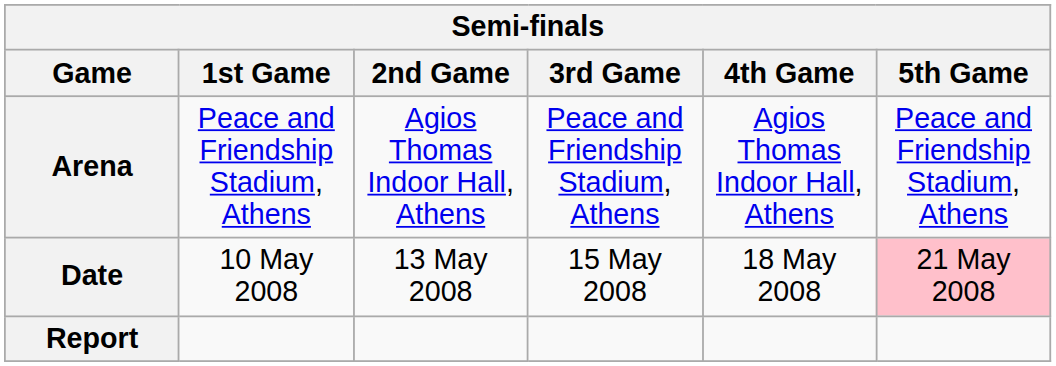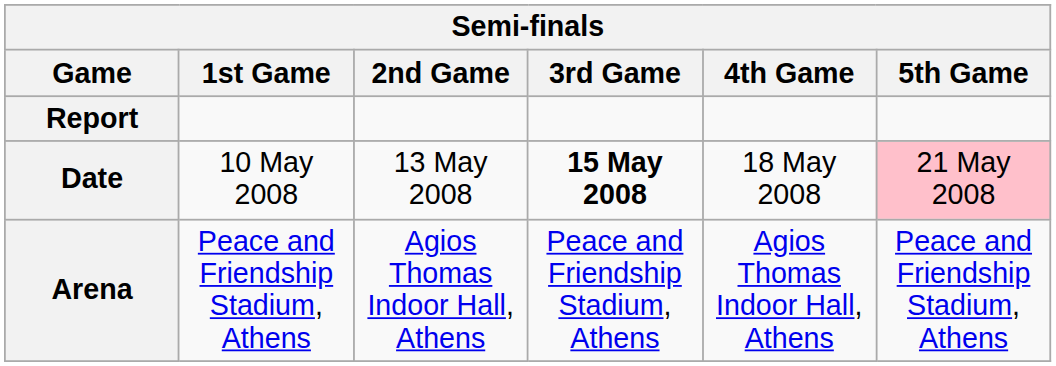rows swapped: (92, 166) <-> (92, 337)
(615, 276) normal -> (615, 179) bold
